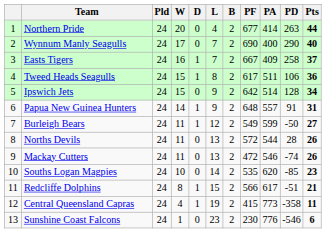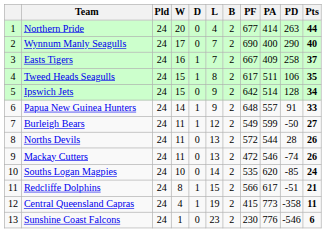(312, 76) 36 -> (312, 76) 35
(312, 108) 31 -> (312, 108) 33
(312, 172) 23 -> (312, 172) 24
